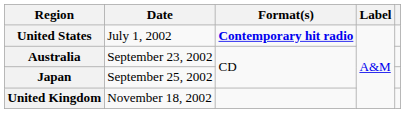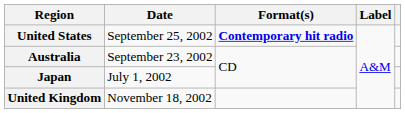(139, 35) July 1, 2002 -> (160, 35) September 25, 2002
(160, 77) September 25, 2002 -> (139, 77) July 1, 2002
